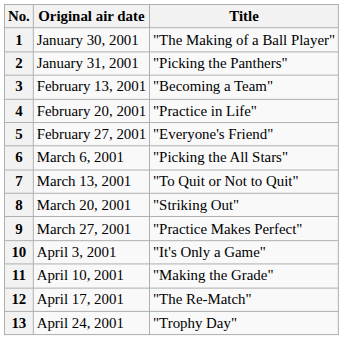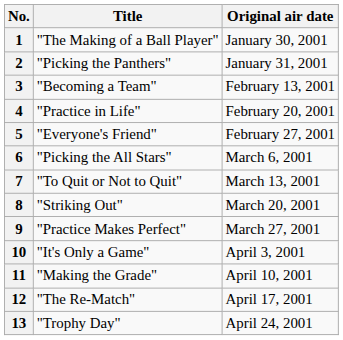columns swapped: (244, 16) <-> (91, 16)
